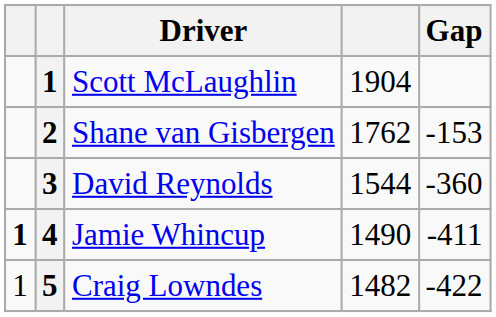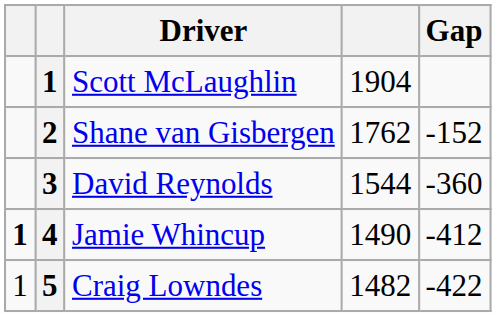(454, 132) -153 -> (454, 132) -152
(455, 234) -411 -> (454, 234) -412
